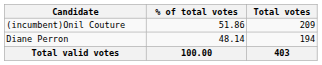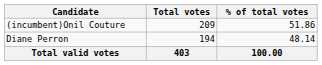columns swapped: (282, 11) <-> (197, 11)
